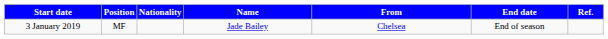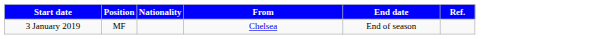- column: (248, 12)
